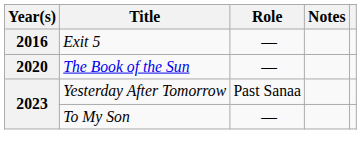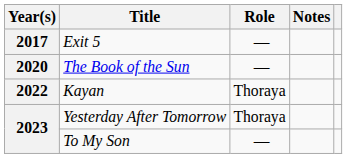(32, 41) 2016 -> (32, 41) 2017
+ row: (84, 91)
(267, 91) Past Sanaa -> (260, 116) Thoraya
